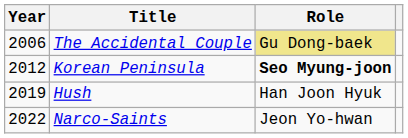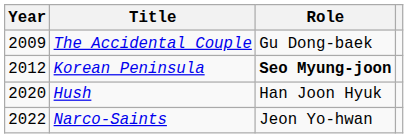(27, 43) 2006 -> (27, 43) 2009
(316, 43) khaki background -> (316, 43) no background
(27, 94) 2019 -> (27, 94) 2020
